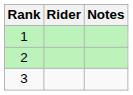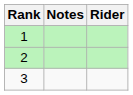columns swapped: (64, 15) <-> (106, 15)
